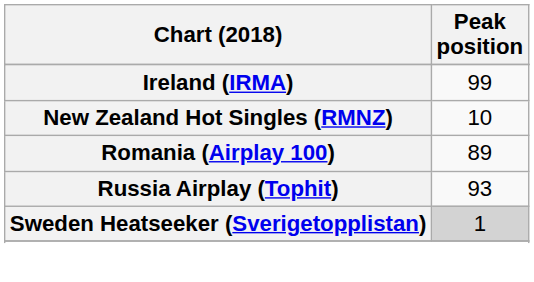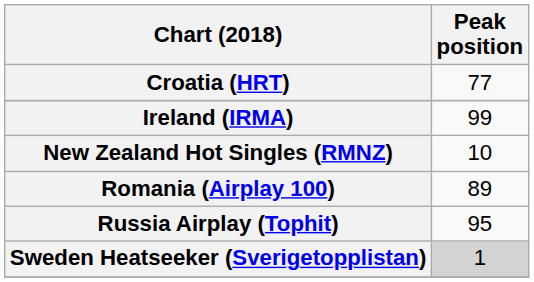+ row: (218, 82)
(480, 188) 93 -> (480, 223) 95
